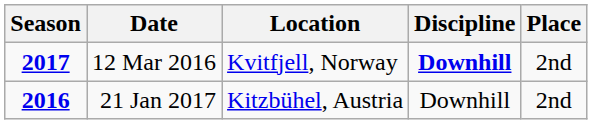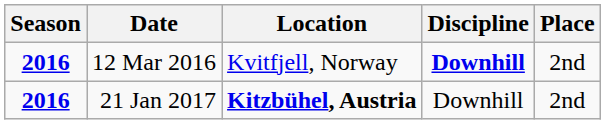(46, 61) 2017 -> (46, 61) 2016
(315, 99) normal -> (322, 99) bold
